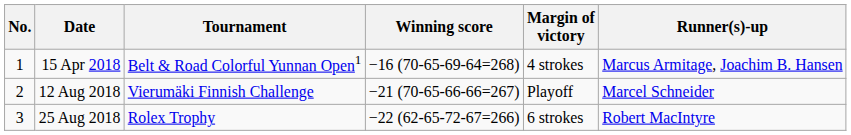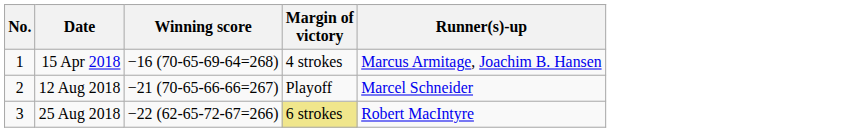- column: (245, 27)
(555, 117) no background -> (314, 114) khaki background
